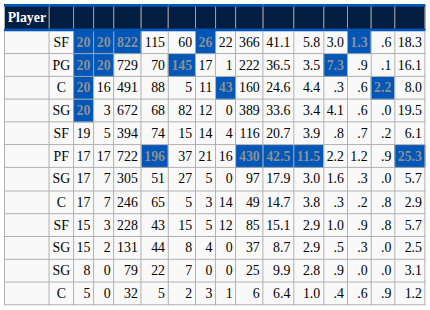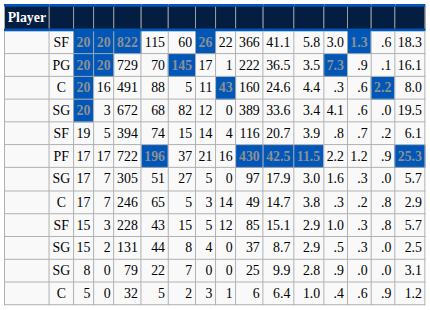(362, 224) .9 -> (362, 224) .3
